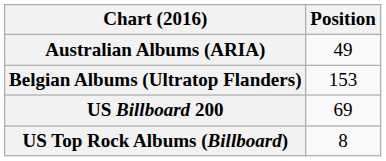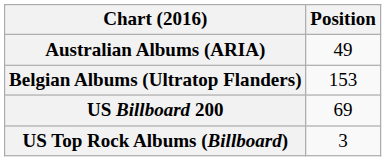(343, 140) 8 -> (343, 140) 3
